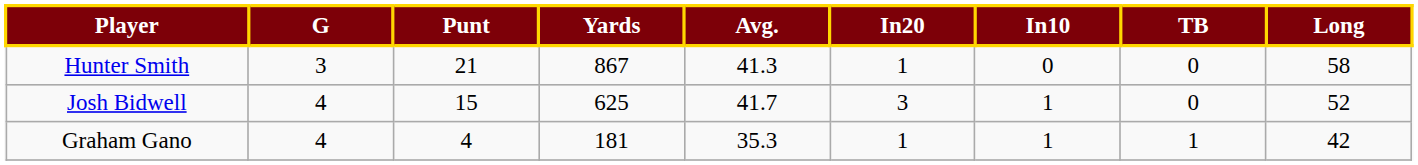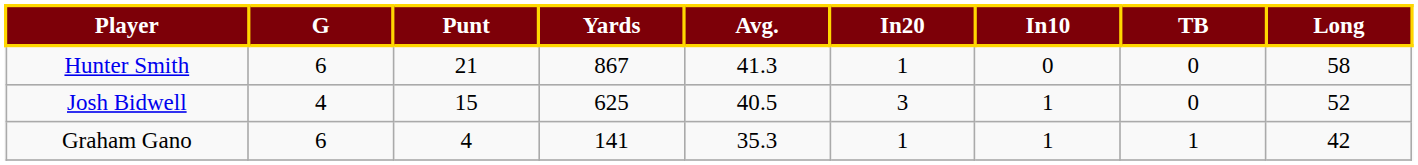(321, 65) 3 -> (321, 65) 6
(757, 103) 41.7 -> (757, 103) 40.5
(321, 141) 4 -> (321, 141) 6
(612, 141) 181 -> (612, 141) 141
